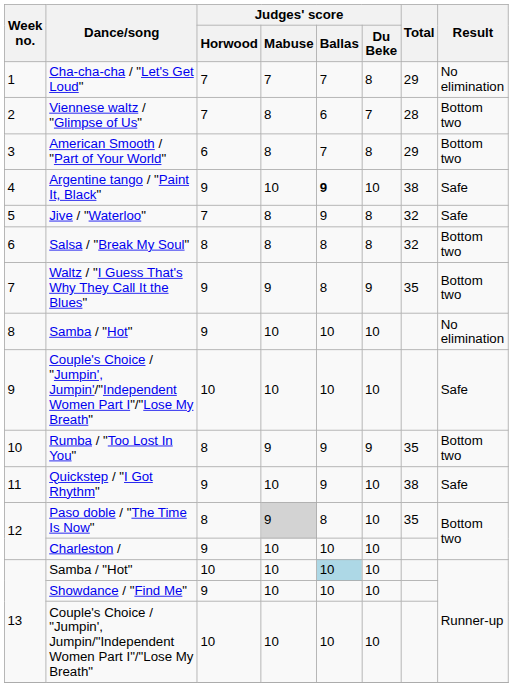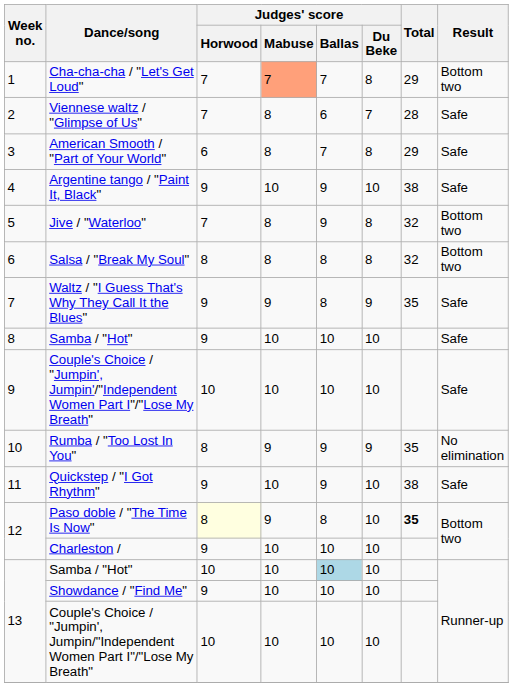(268, 79) no background -> (268, 79) lightsalmon background
(472, 79) No elimination -> (462, 79) Bottom two
(462, 115) Bottom two -> (454, 115) Safe
(462, 151) Bottom two -> (454, 151) Safe
(323, 187) bold -> (323, 187) normal
(454, 216) Safe -> (462, 223) Bottom two
(462, 288) Bottom two -> (454, 303) Safe
(472, 331) No elimination -> (454, 339) Safe
(462, 448) Bottom two -> (472, 448) No elimination
(204, 520) no background -> (204, 520) lightyellow background
(268, 520) lightgrey background -> (268, 520) no background
(411, 520) normal -> (411, 520) bold
